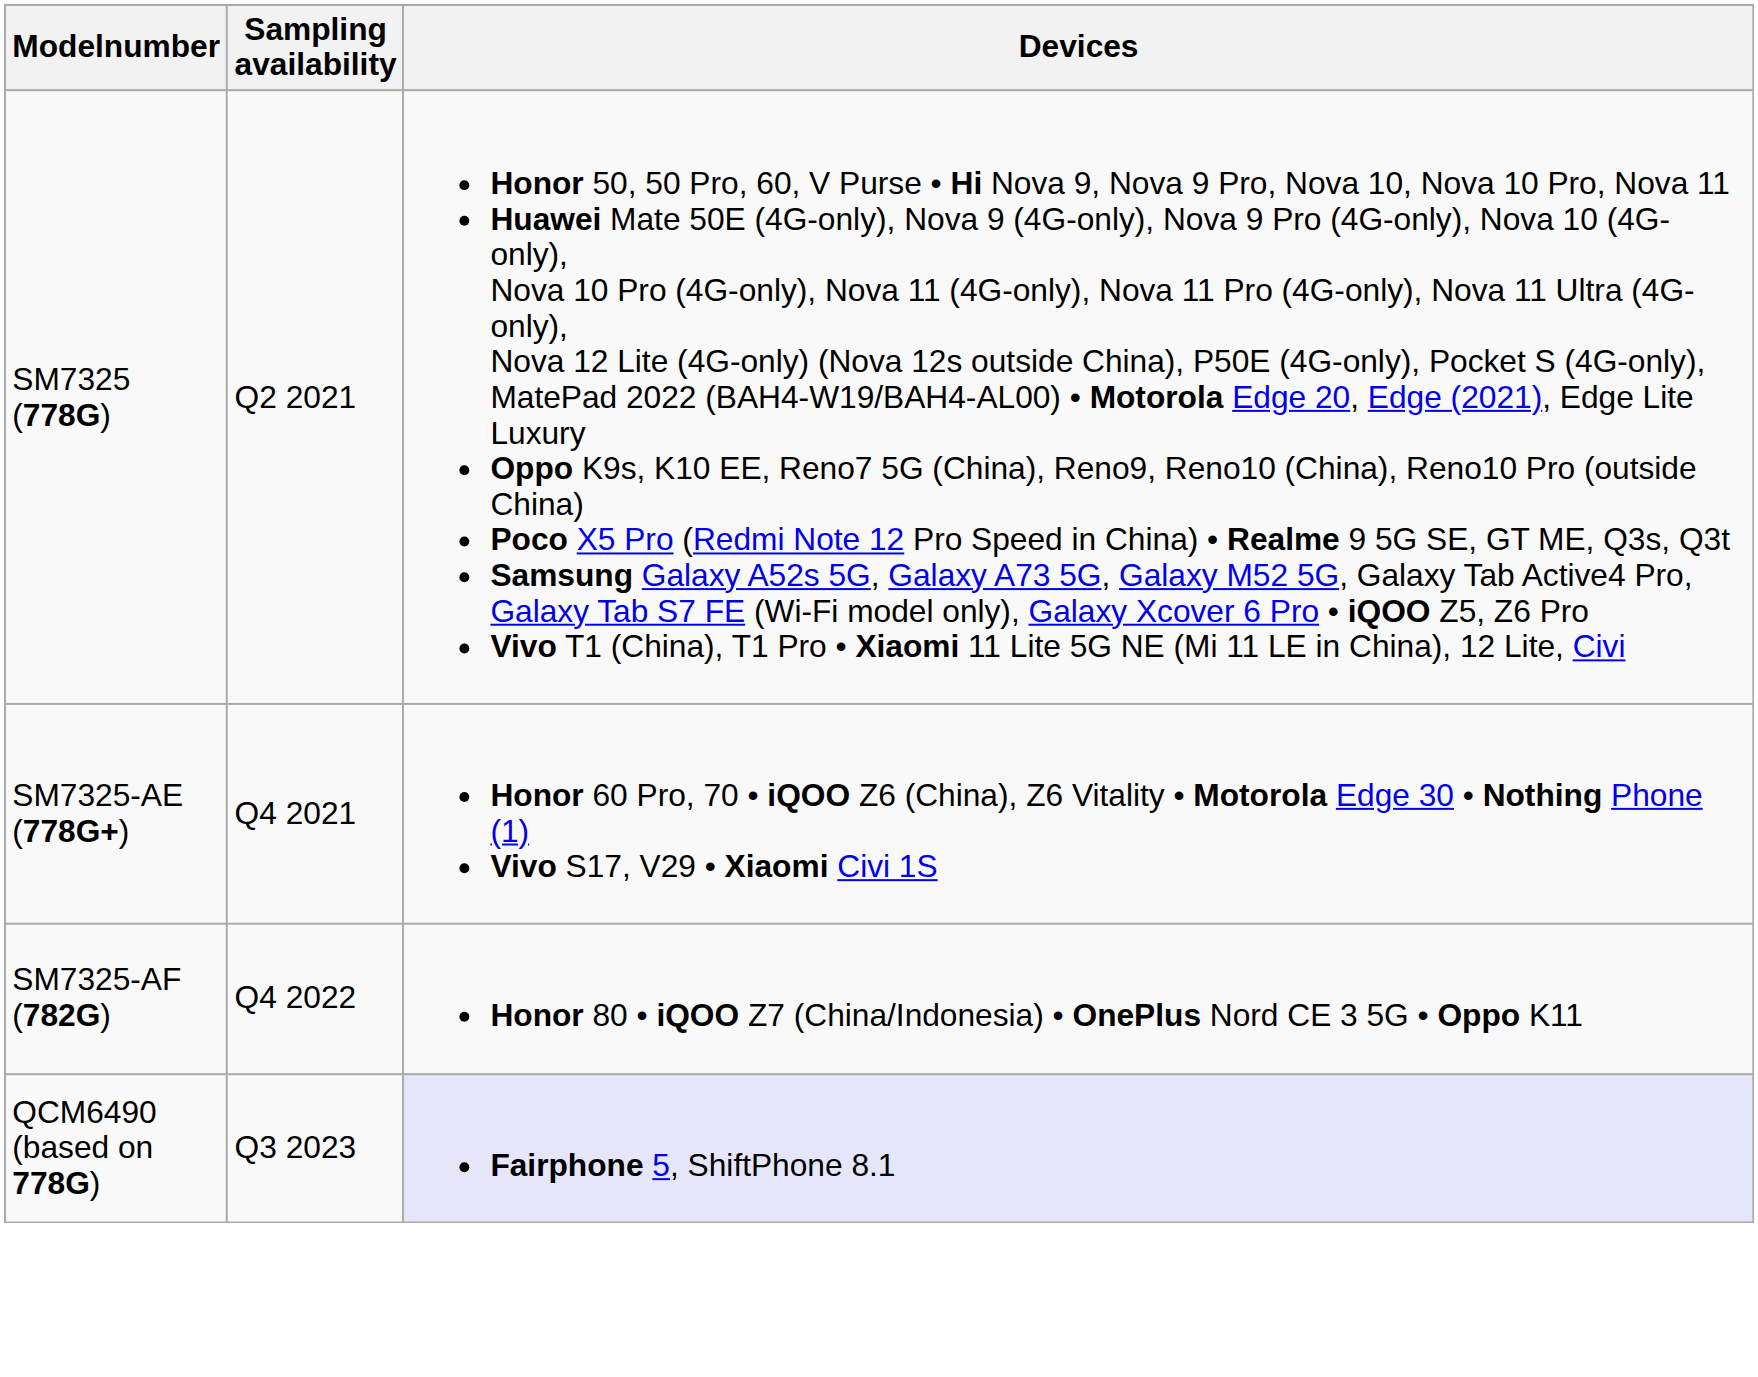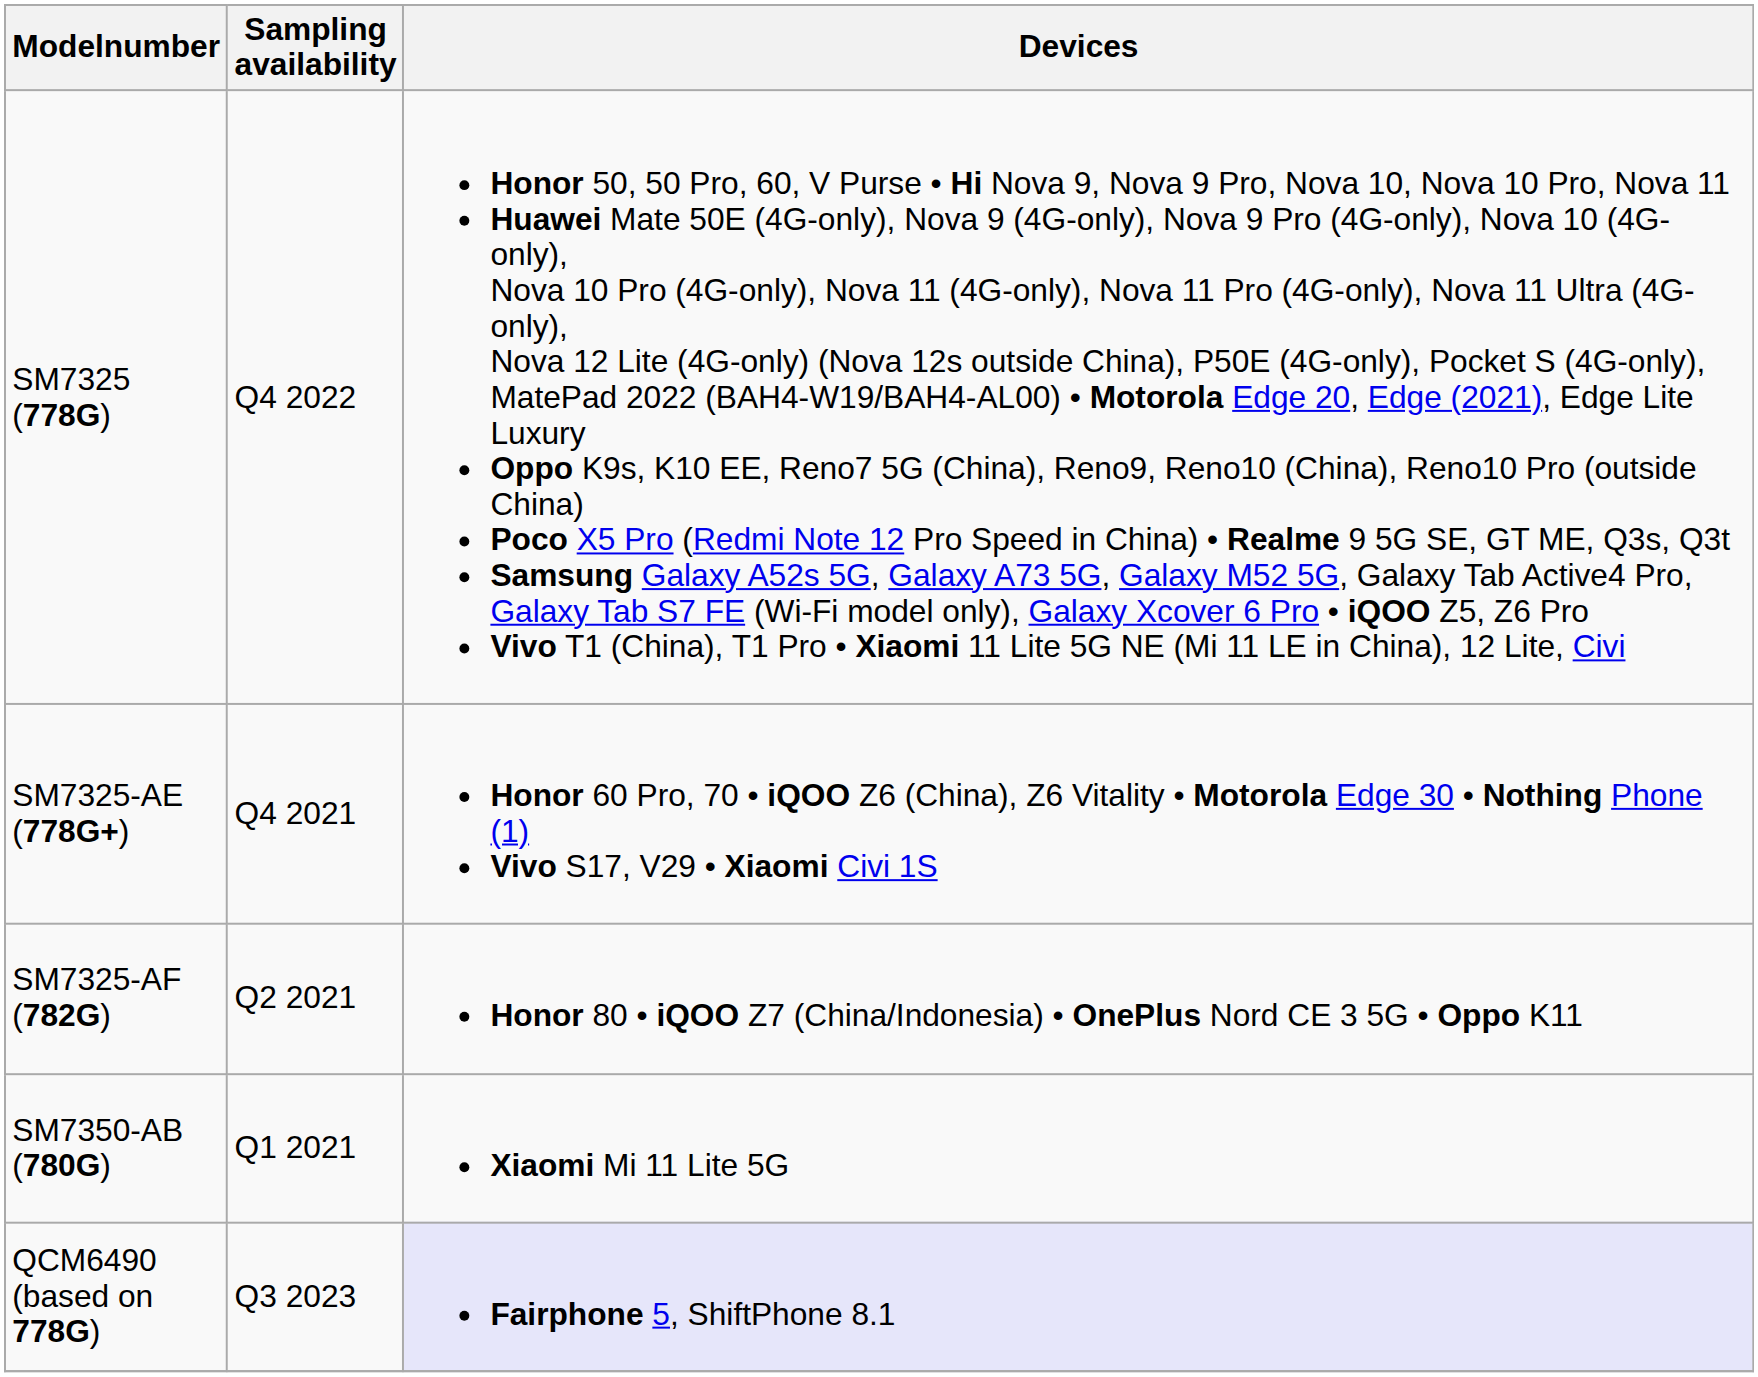(295, 396) Q2 2021 -> (295, 396) Q4 2022
(295, 998) Q4 2022 -> (295, 998) Q2 2021
+ row: (98, 1147)
